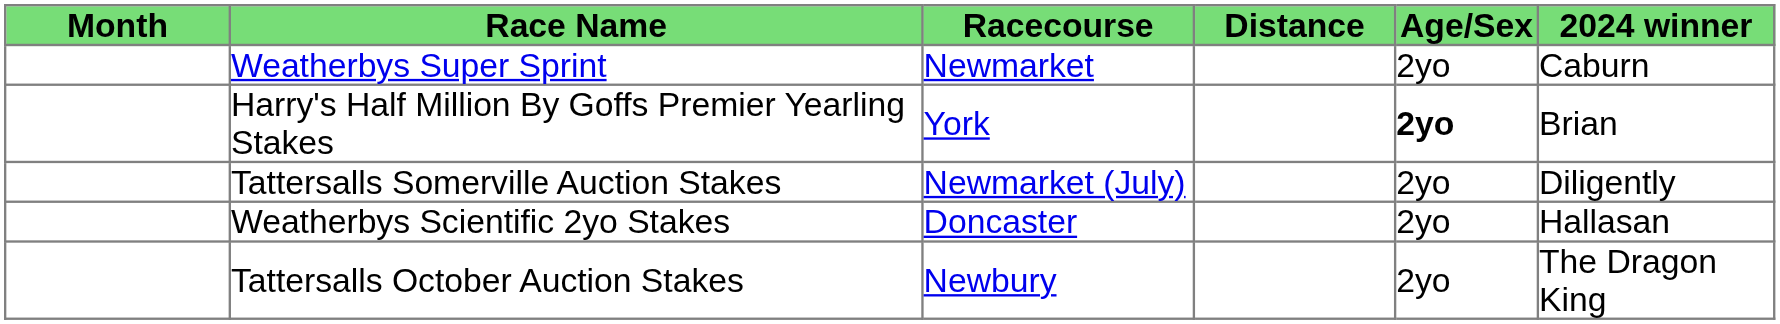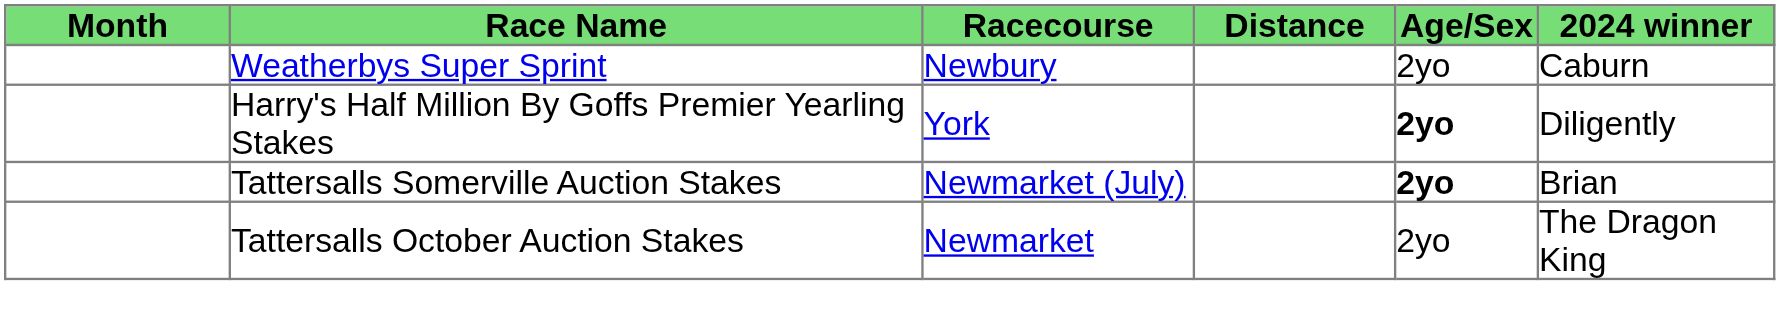(1009, 65) Newmarket -> (990, 65) Newbury
(1578, 123) Brian -> (1607, 123) Diligently
(1423, 182) normal -> (1425, 182) bold
(1607, 182) Diligently -> (1578, 182) Brian
- row: (481, 222)
(990, 280) Newbury -> (1009, 240) Newmarket
